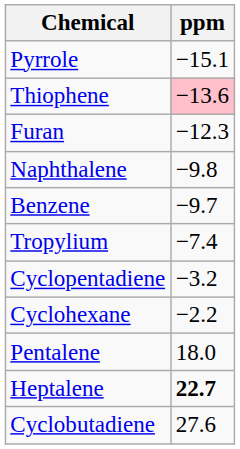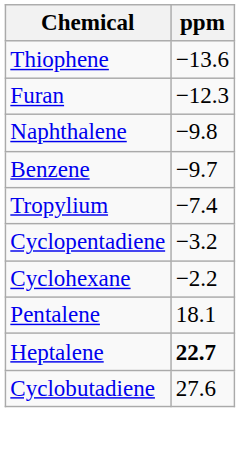- row: (44, 59)
(202, 95) pink background -> (202, 59) no background
(196, 351) 18.0 -> (196, 315) 18.1
